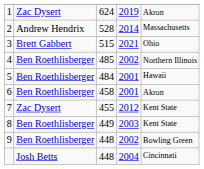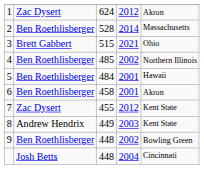(129, 12) 2019 -> (129, 12) 2012
(50, 28) Andrew Hendrix -> (55, 28) Ben Roethlisberger
(55, 124) Ben Roethlisberger -> (50, 124) Andrew Hendrix
